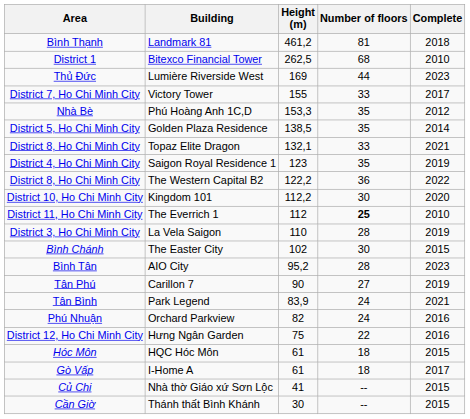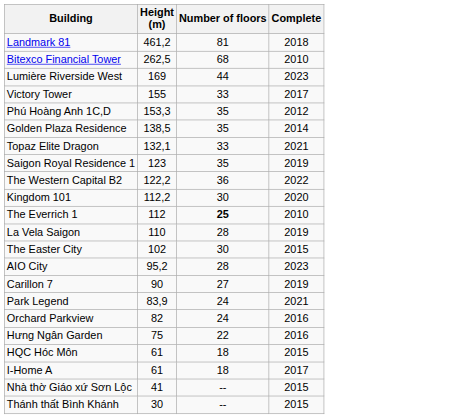- column: (75, 19)
